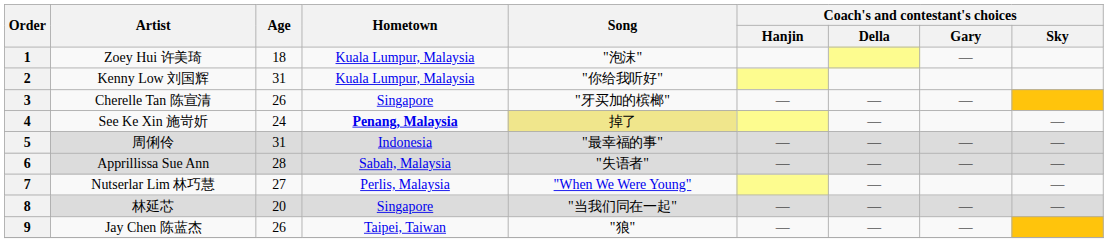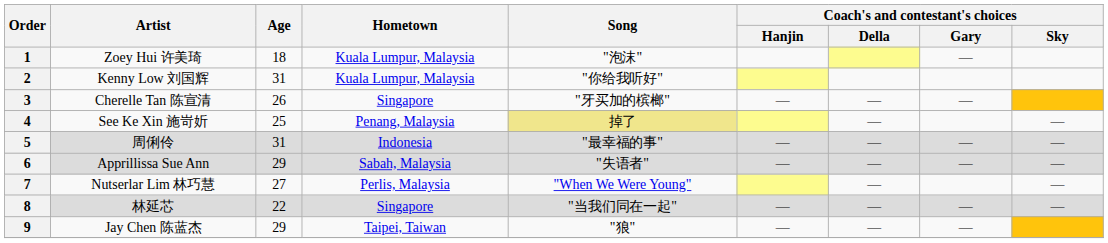(279, 121) 24 -> (279, 121) 25
(405, 121) bold -> (405, 121) normal
(279, 163) 28 -> (279, 163) 29
(279, 206) 20 -> (279, 206) 22
(279, 227) 26 -> (279, 227) 29
